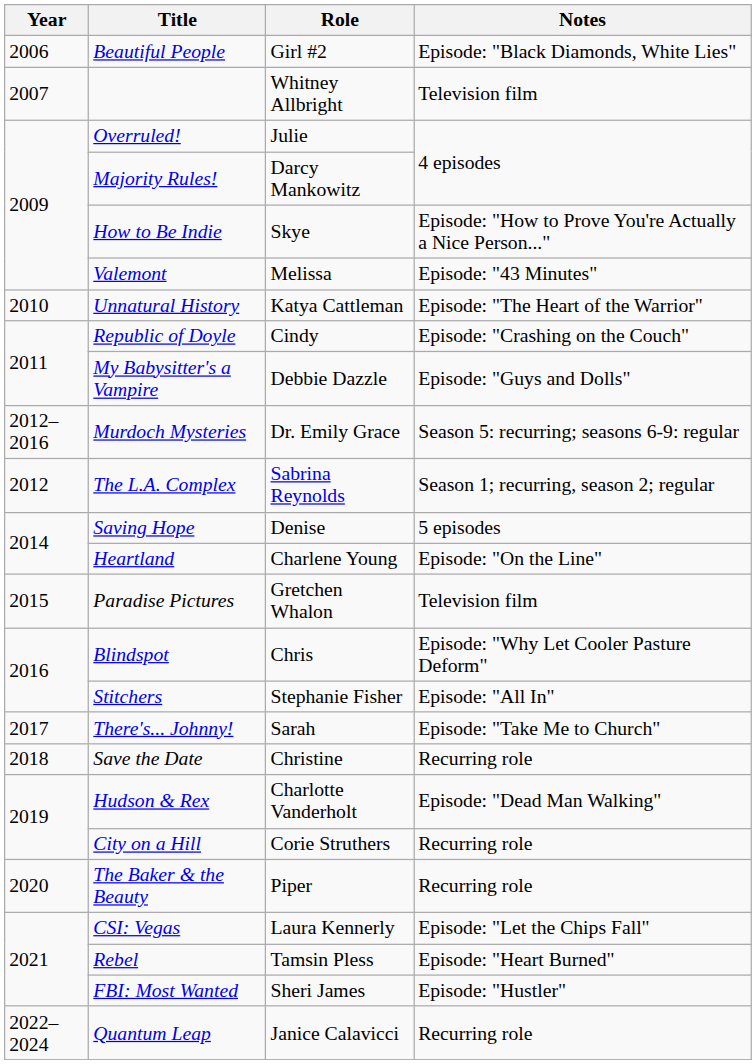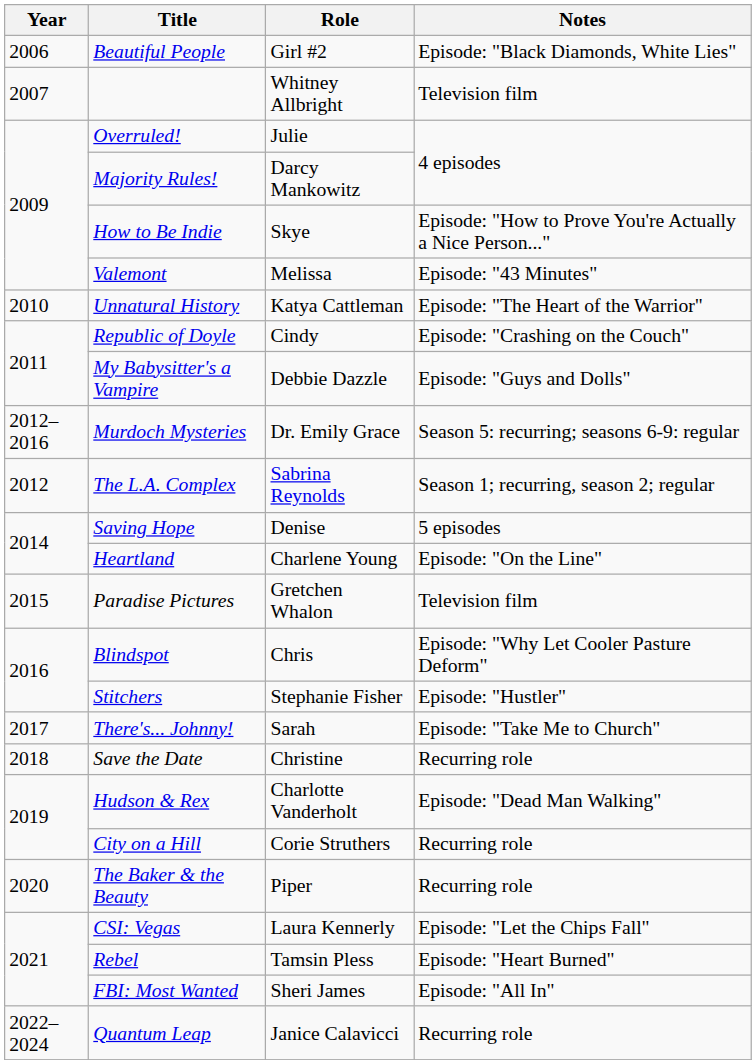(486, 696) Episode: "All In" -> (492, 696) Episode: "Hustler"
(492, 990) Episode: "Hustler" -> (486, 990) Episode: "All In"
